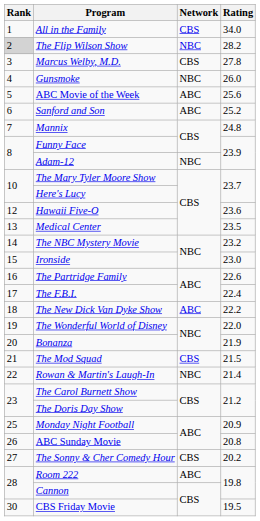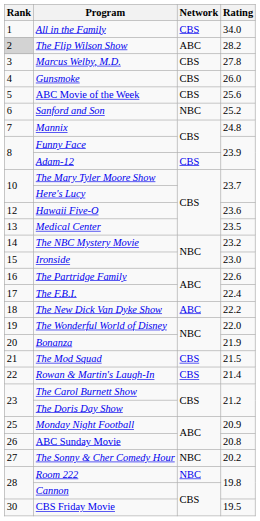(190, 45) NBC -> (190, 45) ABC
(190, 78) NBC -> (189, 78) CBS
(190, 95) ABC -> (189, 95) CBS
(190, 111) ABC -> (190, 111) NBC
(190, 161) NBC -> (189, 161) CBS
(190, 375) NBC -> (189, 375) CBS
(189, 458) CBS -> (190, 458) NBC
(190, 474) ABC -> (190, 474) NBC
